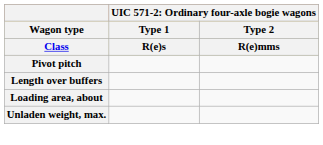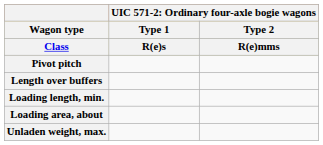+ row: (57, 98)
